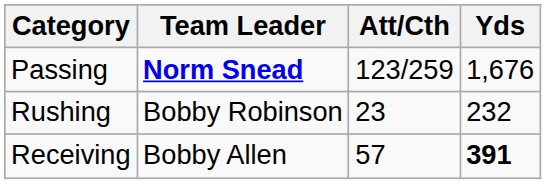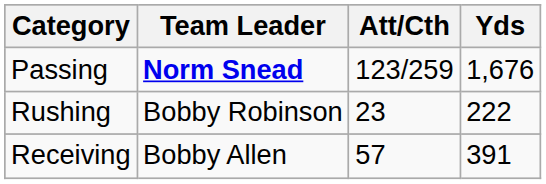(489, 112) 232 -> (489, 112) 222
(489, 155) bold -> (489, 155) normal
